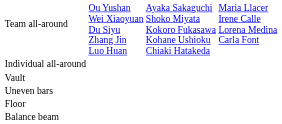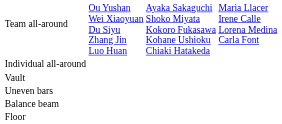rows swapped: (32, 117) <-> (15, 104)
